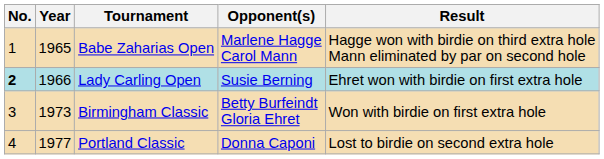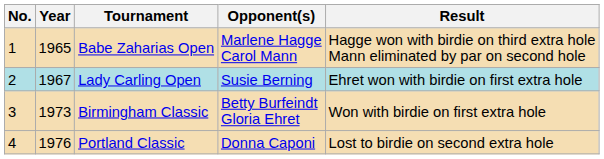(12, 80) bold -> (12, 80) normal
(55, 80) 1966 -> (55, 80) 1967
(55, 143) 1977 -> (55, 143) 1976
